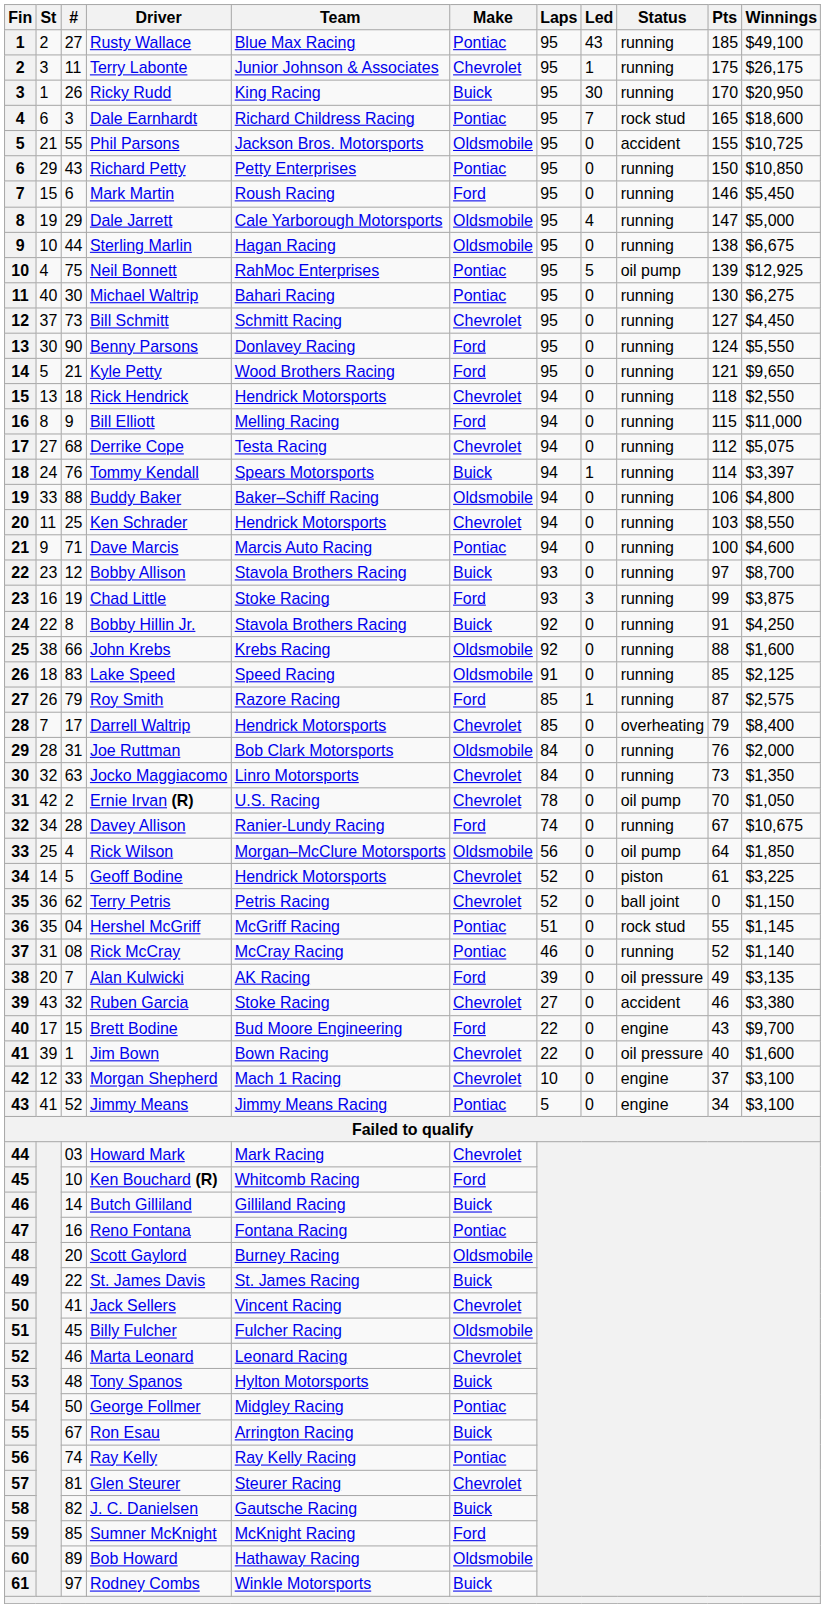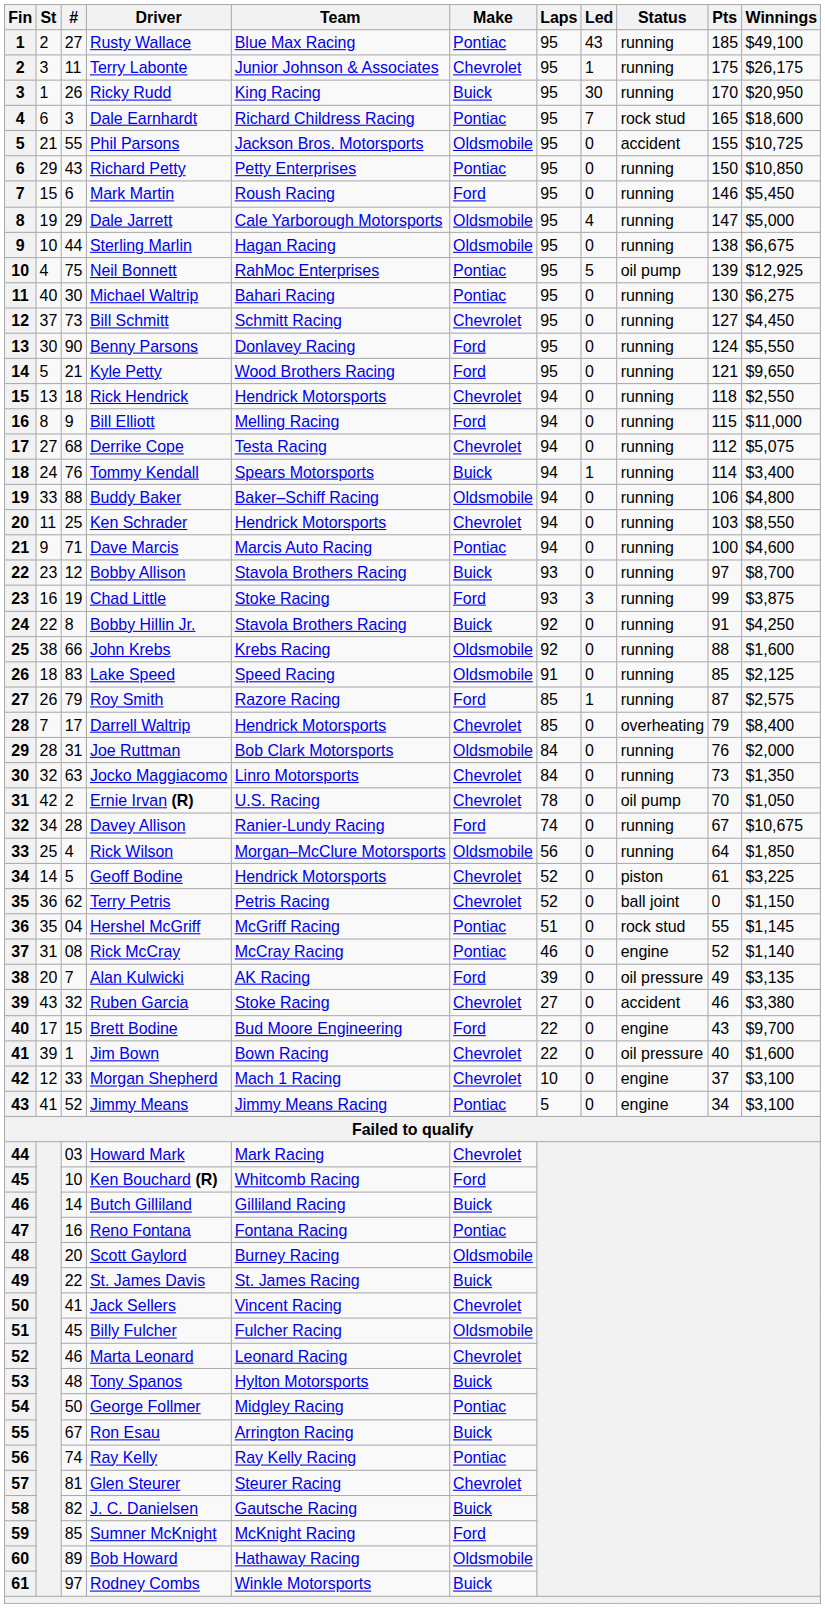(770, 472) $3,397 -> (770, 472) $3,400
(651, 851) oil pump -> (647, 851) running
(647, 952) running -> (645, 952) engine
